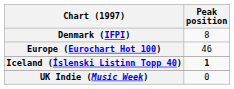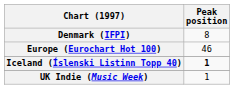(207, 77) 0 -> (207, 77) 1
